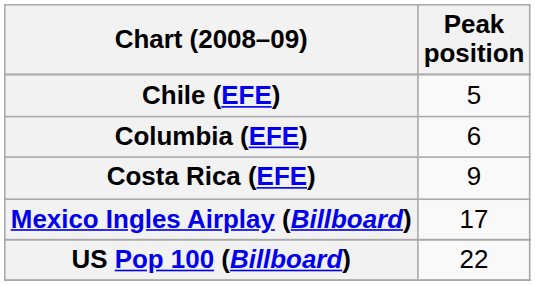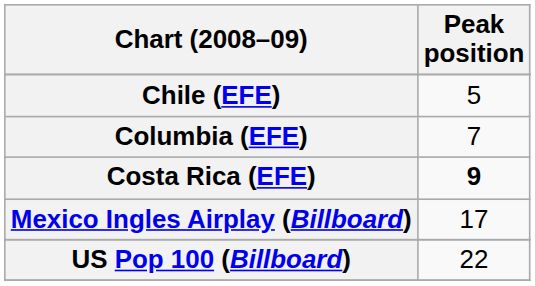(474, 136) 6 -> (474, 136) 7
(474, 177) normal -> (474, 177) bold
